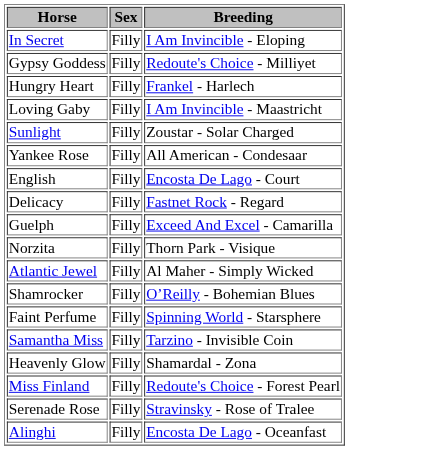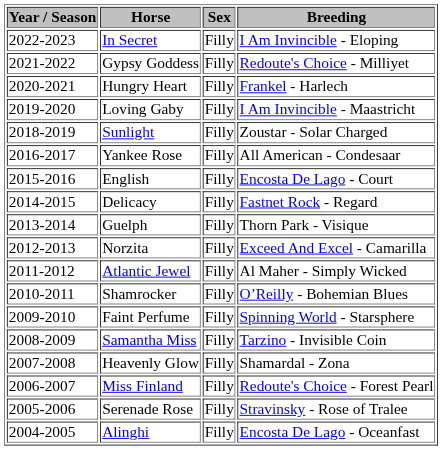+ column: (53, 17)
(240, 224) Exceed And Excel - Camarilla -> (304, 224) Thorn Park - Visique
(211, 247) Thorn Park - Visique -> (333, 247) Exceed And Excel - Camarilla
